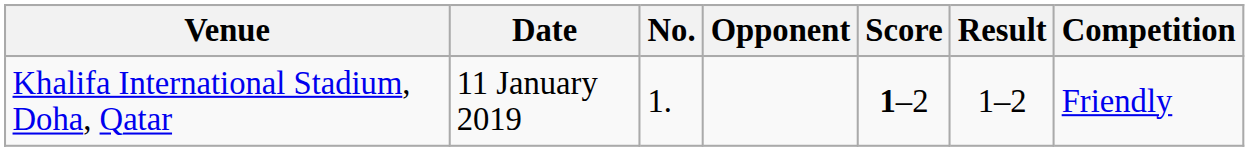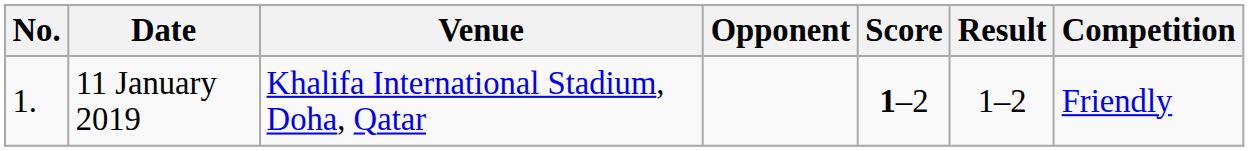columns swapped: (672, 30) <-> (227, 30)
